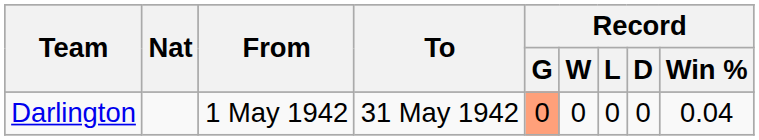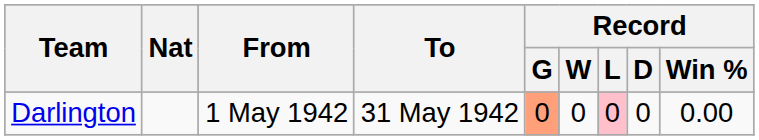(612, 112) no background -> (612, 112) pink background
(707, 112) 0.04 -> (707, 112) 0.00
